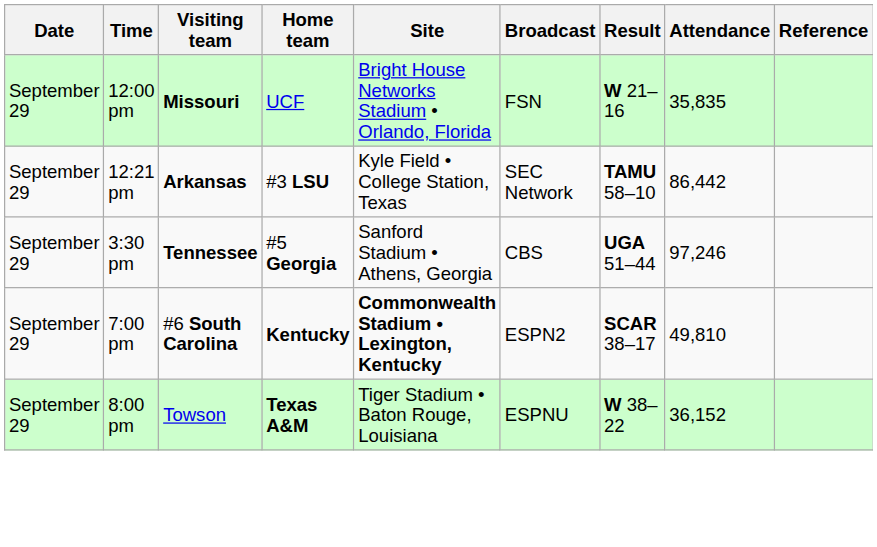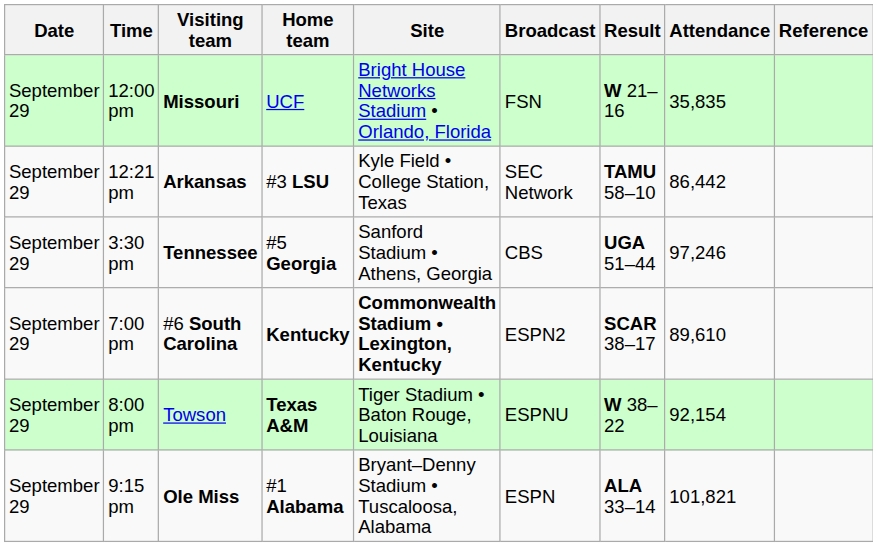(698, 334) 49,810 -> (698, 334) 89,610
(698, 415) 36,152 -> (698, 415) 92,154
+ row: (126, 496)
